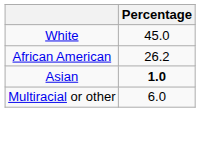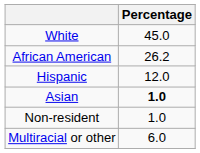+ row: (62, 77)
+ row: (62, 118)
